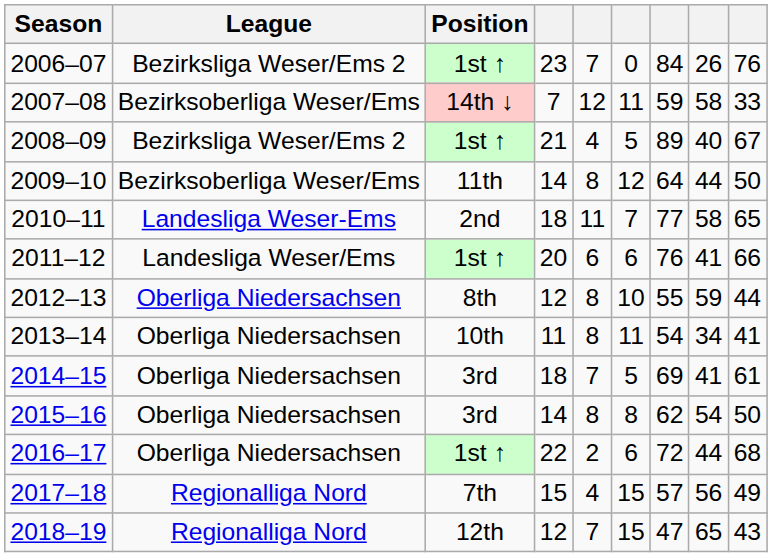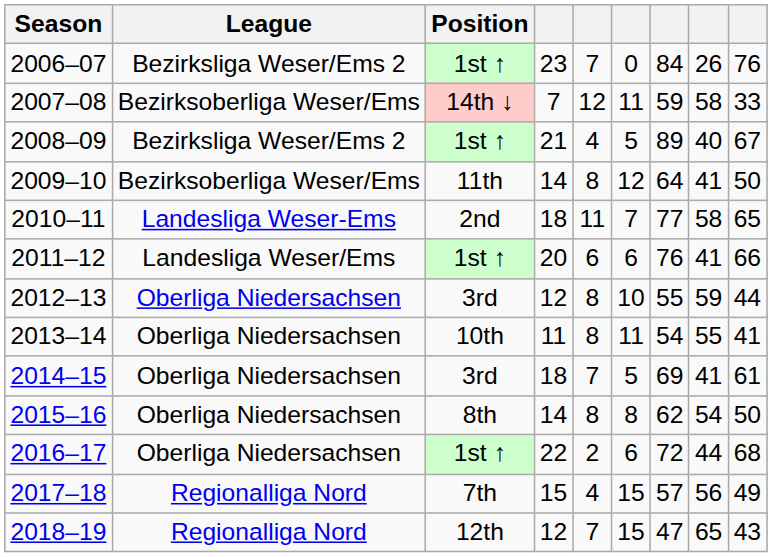(709, 180) 44 -> (709, 180) 41
(480, 297) 8th -> (480, 297) 3rd
(709, 336) 34 -> (709, 336) 55
(480, 414) 3rd -> (480, 414) 8th
